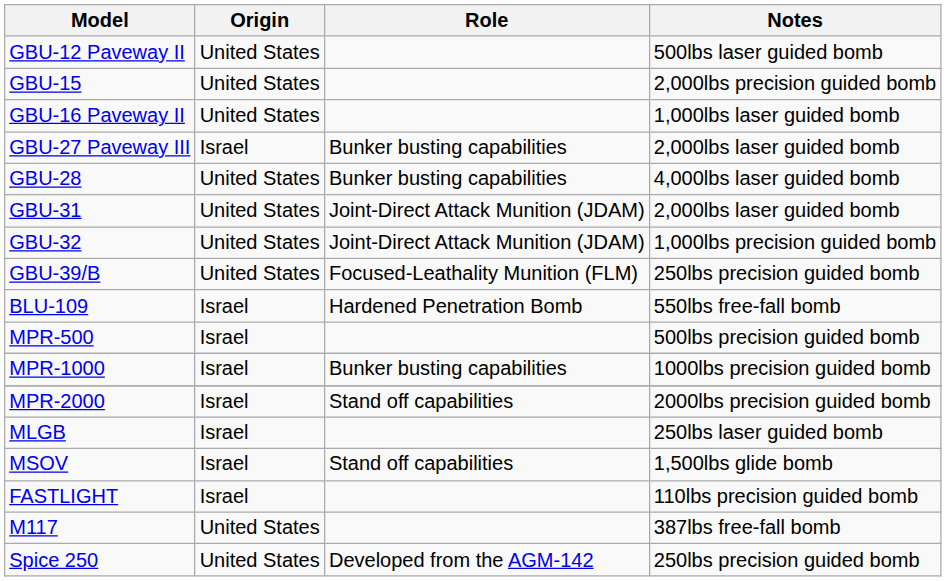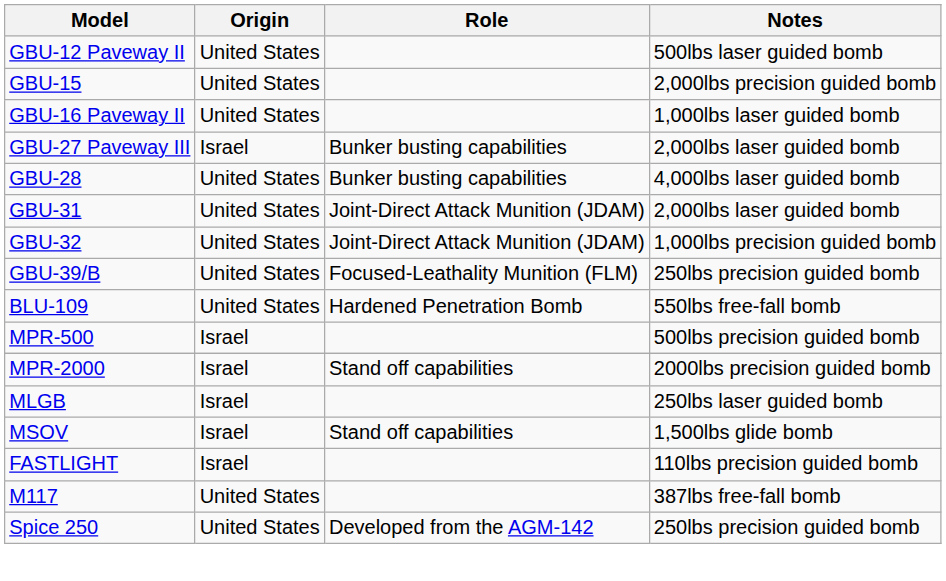(224, 305) Israel -> (260, 305) United States
- row: (57, 369)
